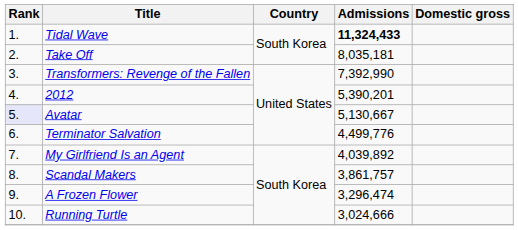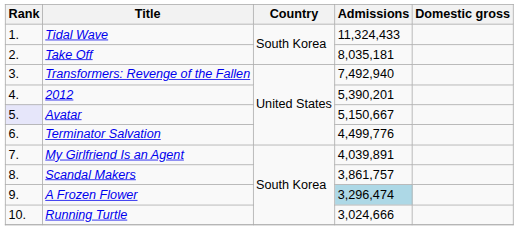(369, 34) bold -> (369, 34) normal
(366, 74) 7,392,990 -> (366, 74) 7,492,940
(366, 114) 5,130,667 -> (366, 114) 5,150,667
(366, 154) 4,039,892 -> (366, 154) 4,039,891
(366, 194) no background -> (366, 194) lightblue background
